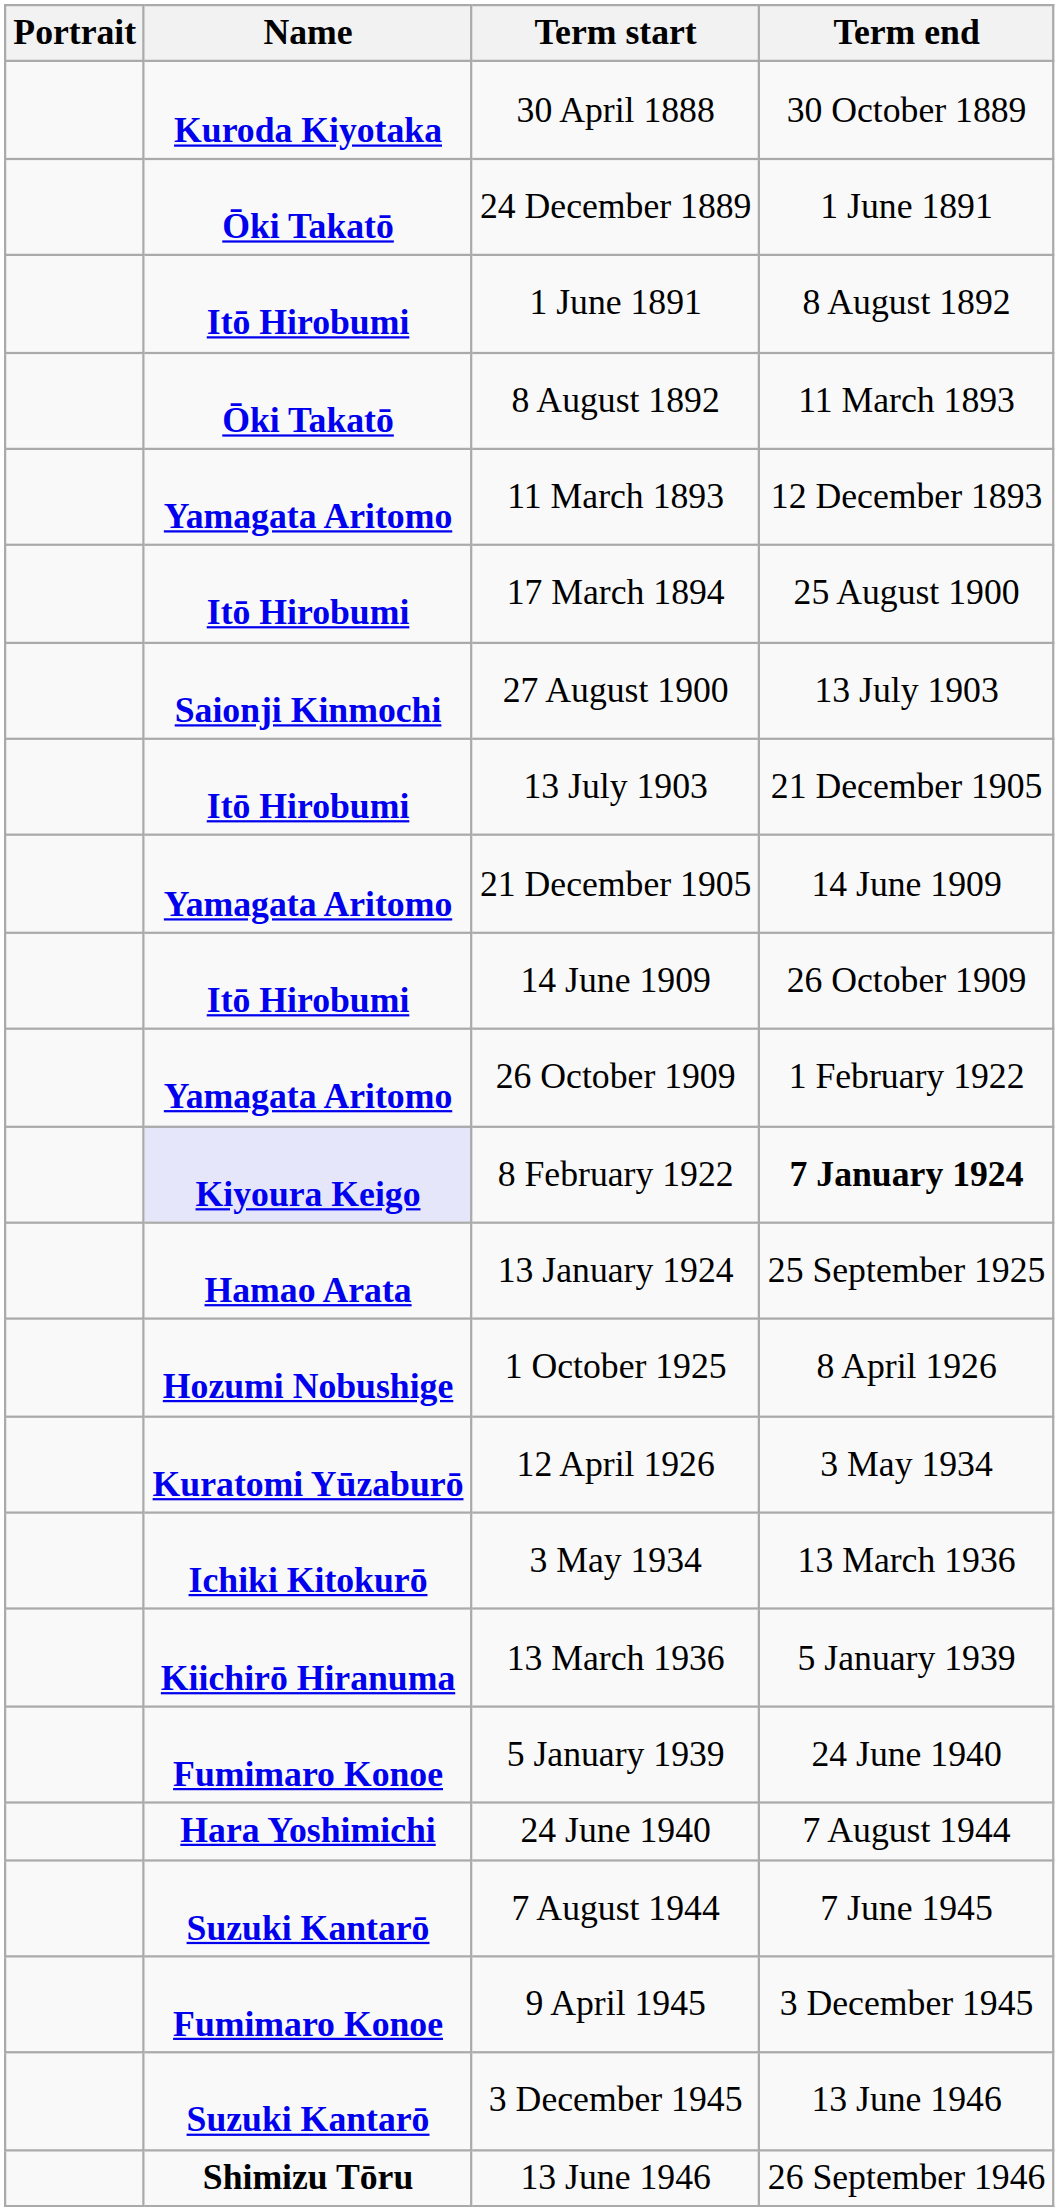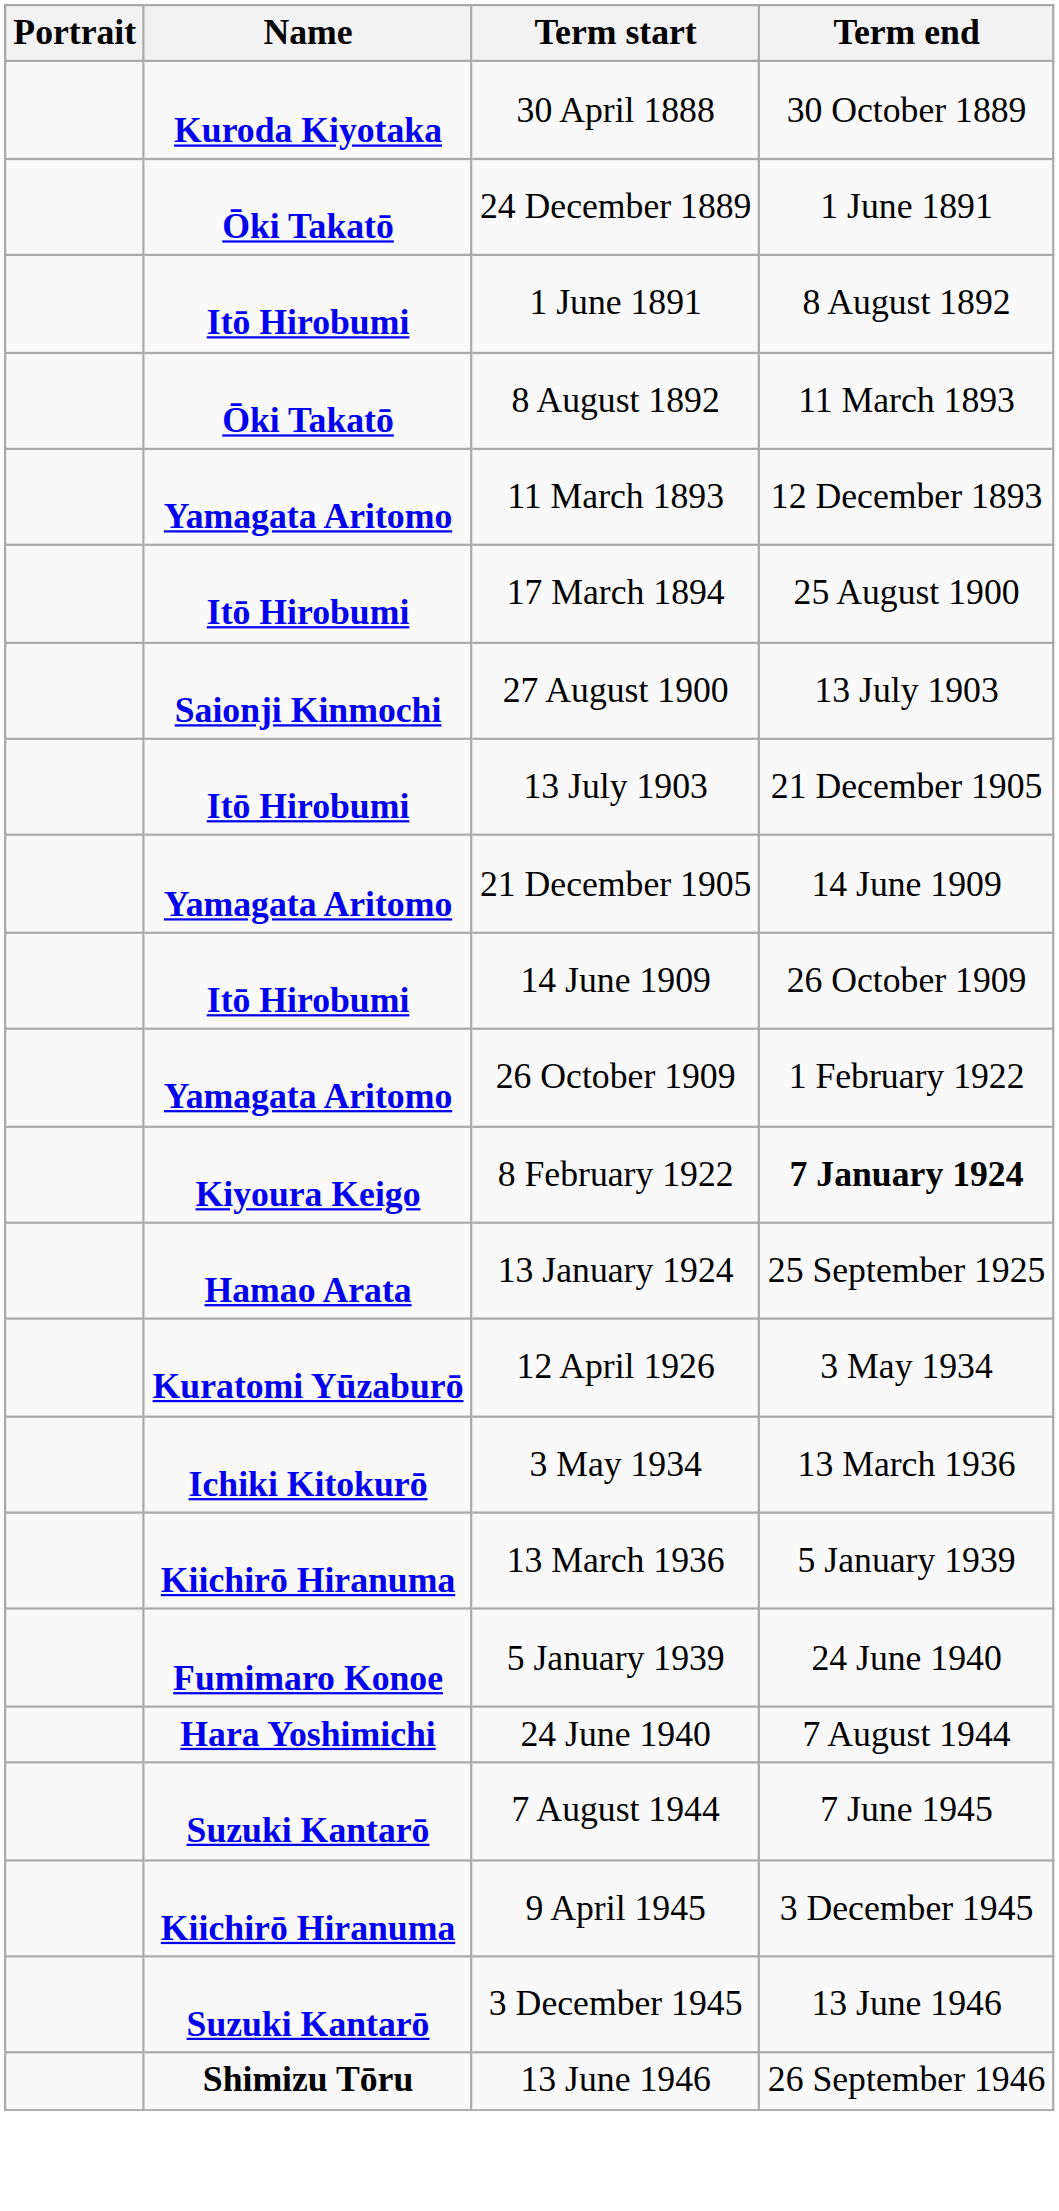(308, 1193) lavender background -> (308, 1193) no background
- row: (616, 1366)
(308, 2023) Fumimaro Konoe -> (308, 1927) Kiichirō Hiranuma
